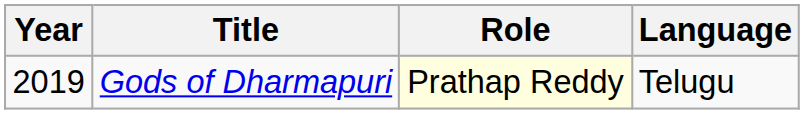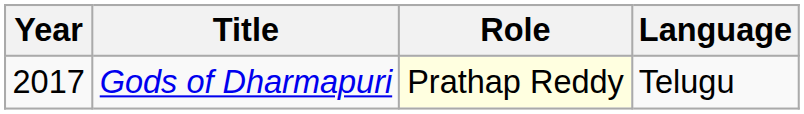(49, 81) 2019 -> (49, 81) 2017
